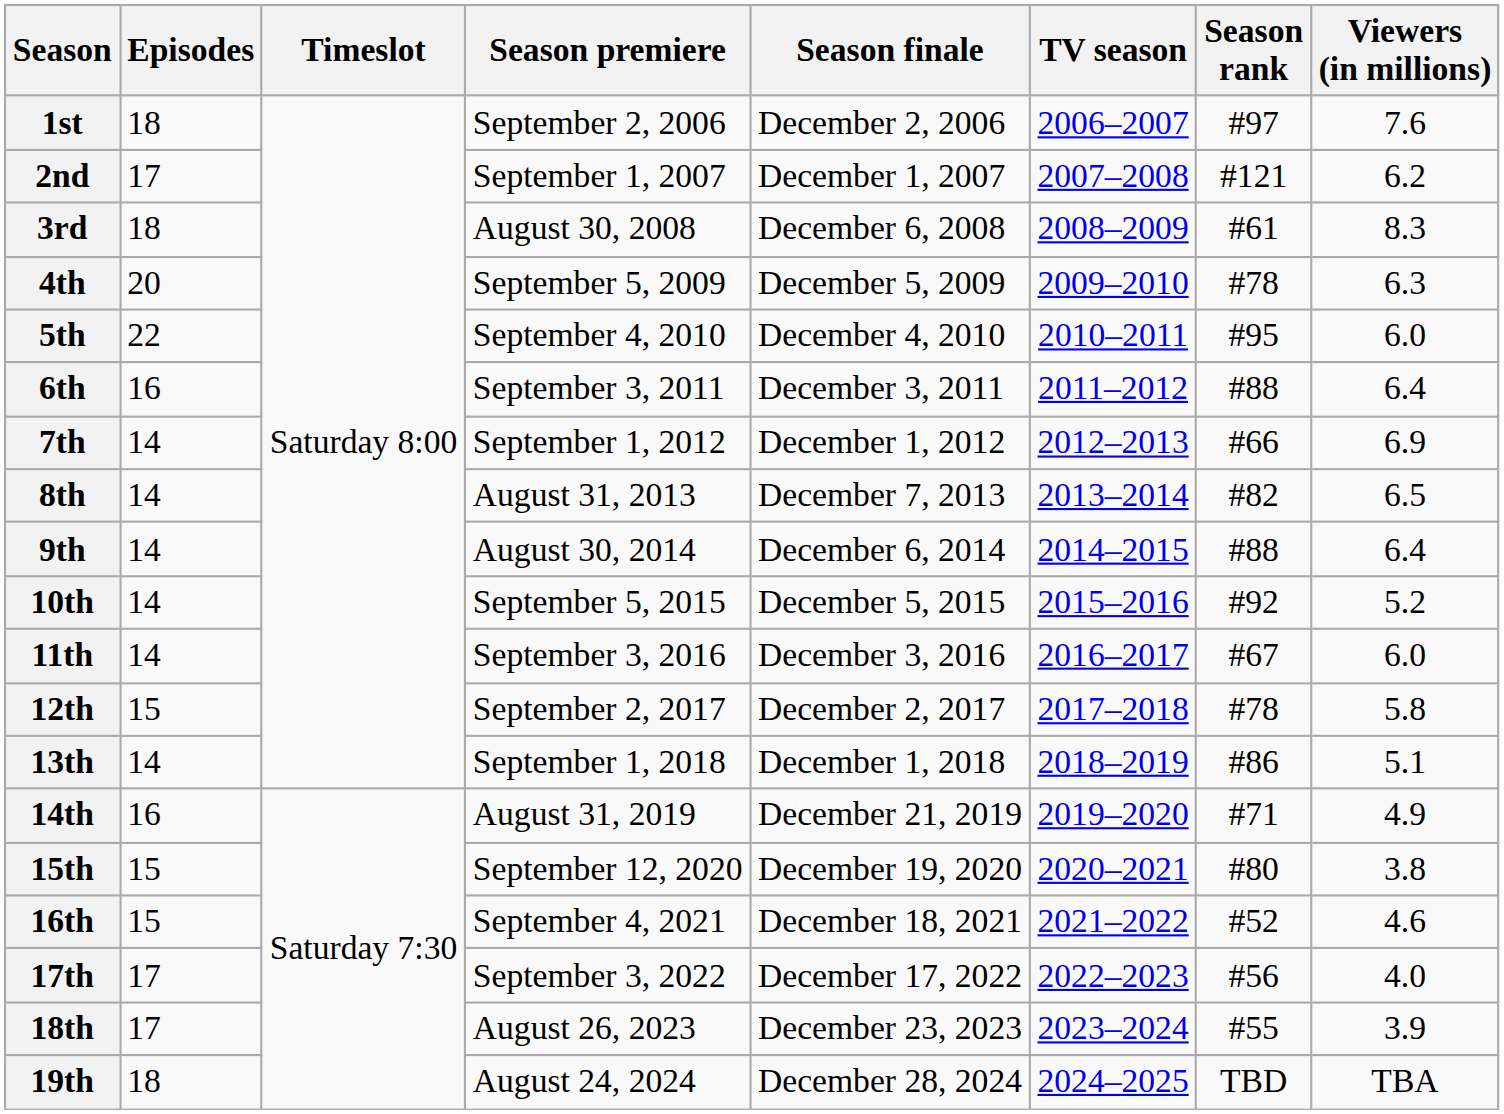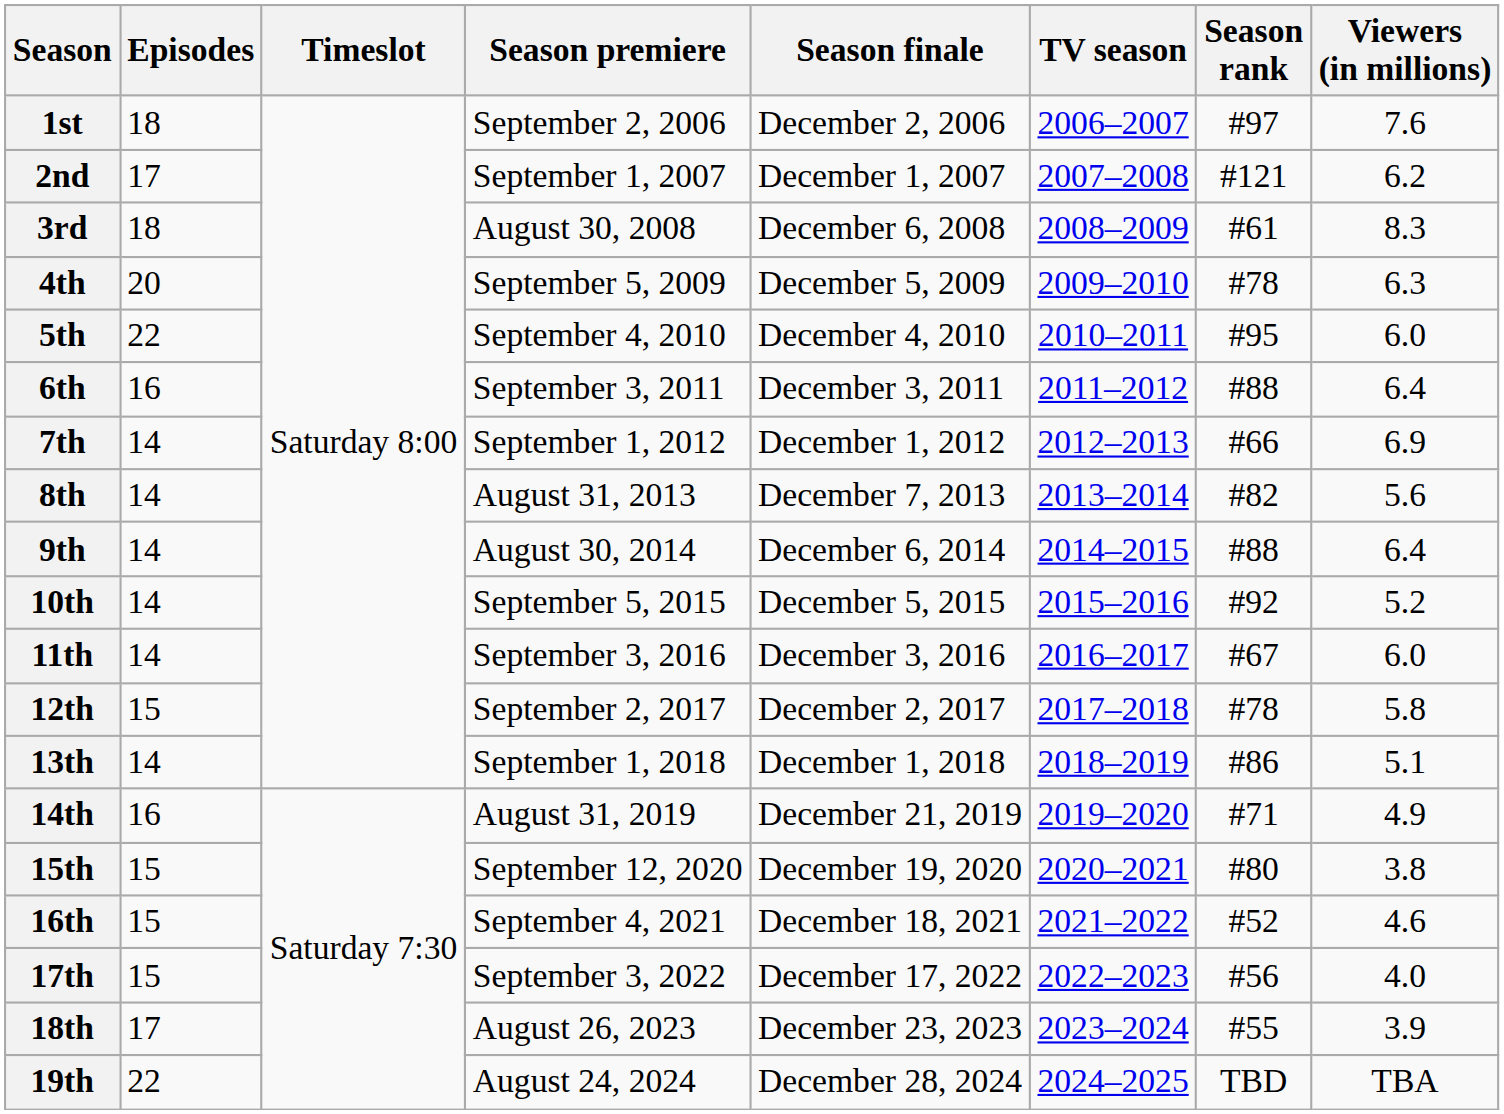(1405, 495) 6.5 -> (1405, 495) 5.6
(144, 974) 17 -> (144, 974) 15
(144, 1081) 18 -> (144, 1081) 22
